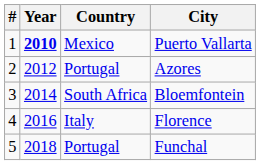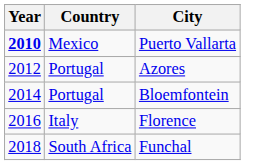- column: (12, 17)
(106, 95) South Africa -> (76, 95) Portugal
(92, 146) Portugal -> (90, 146) South Africa
